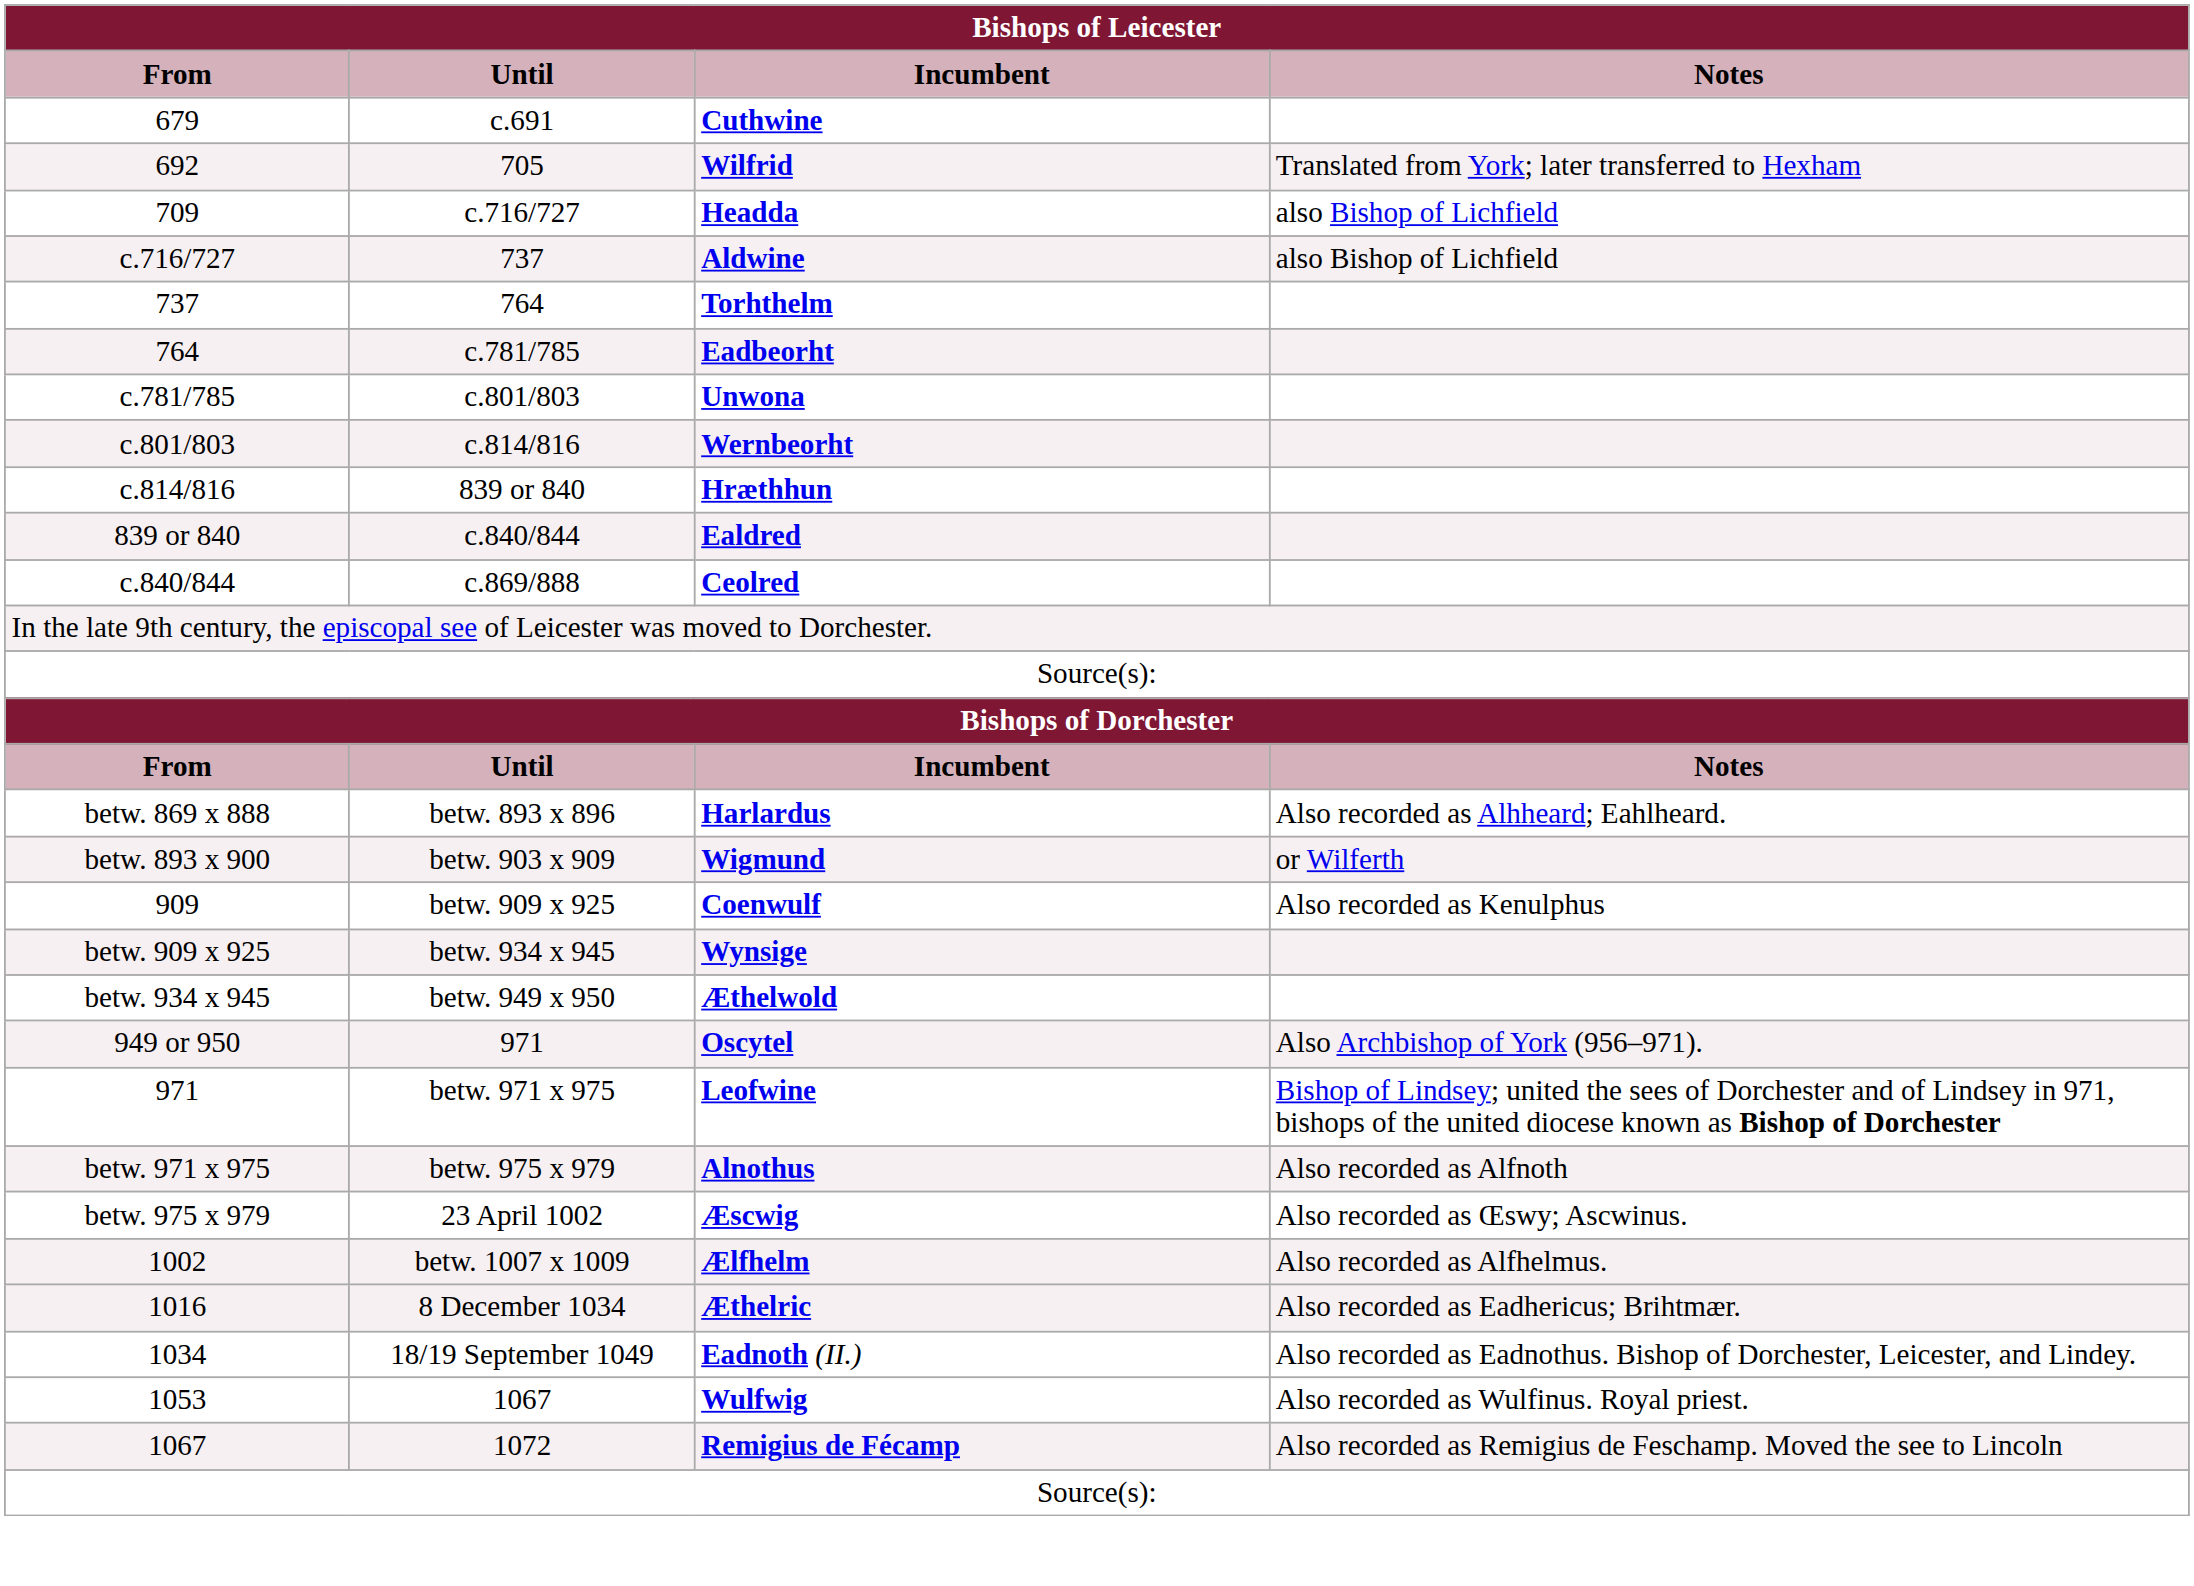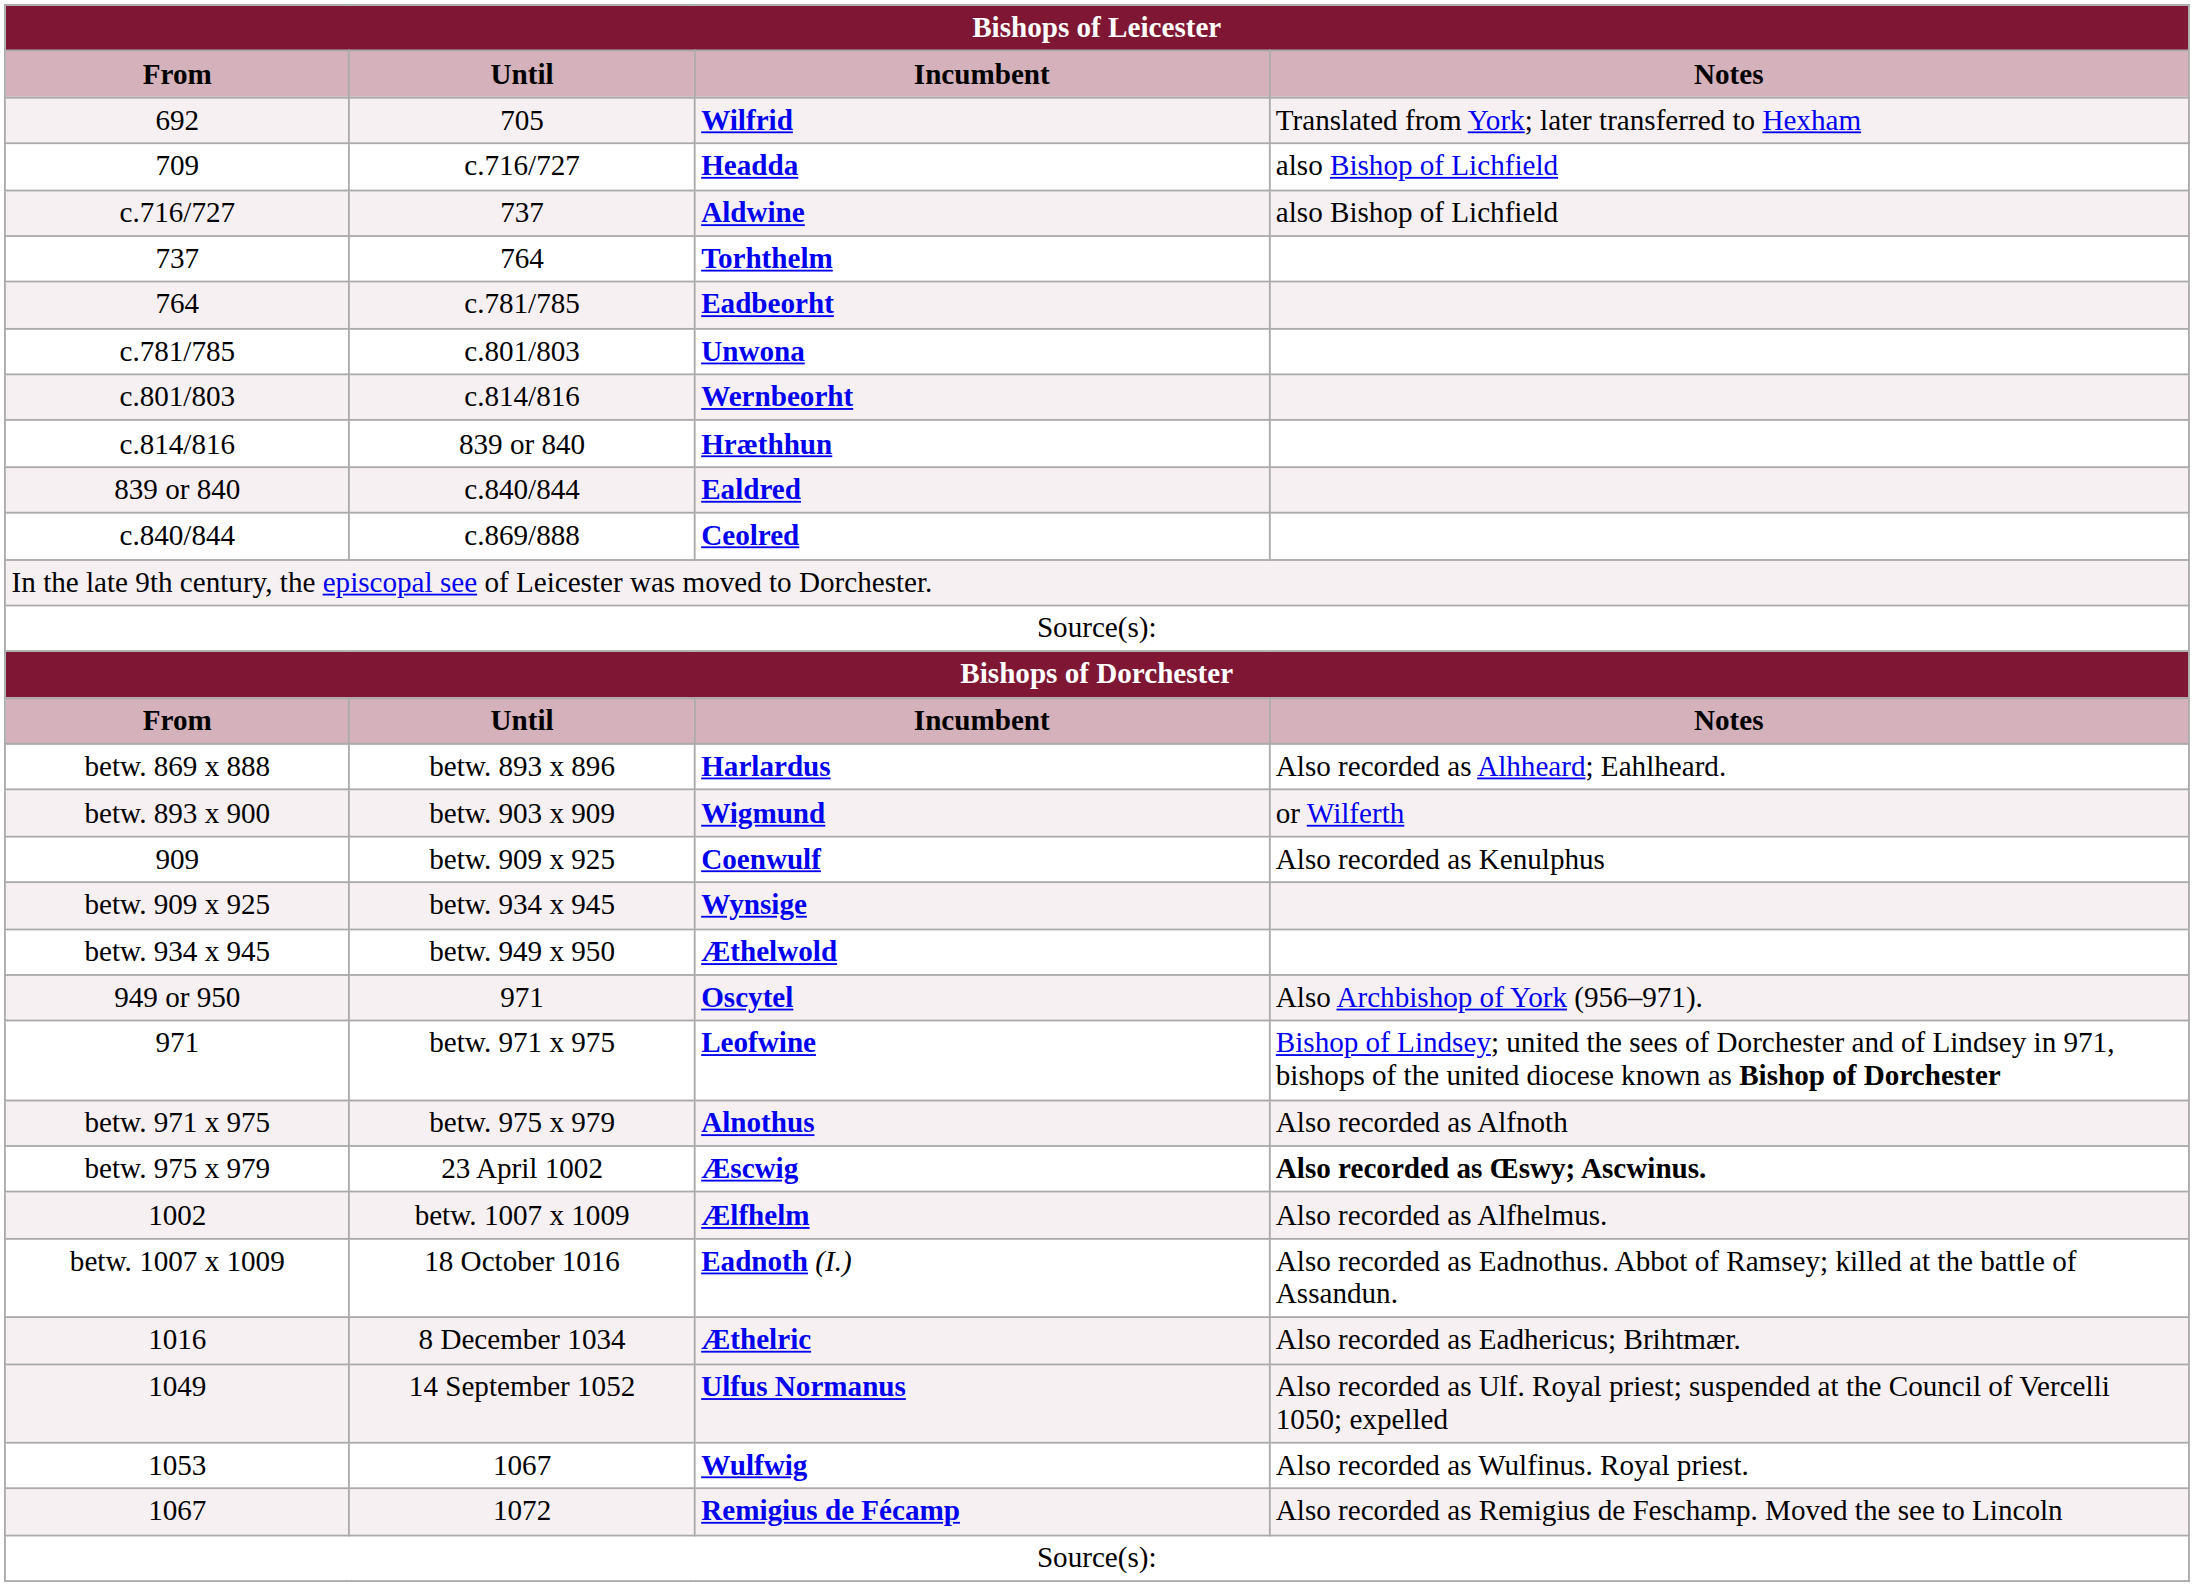- row: (522, 119)
(1482, 1214) normal -> (1491, 1168) bold
+ row: (522, 1261)
- row: (522, 1353)
+ row: (522, 1386)
